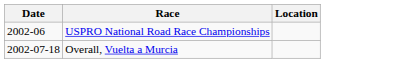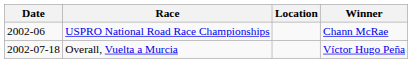+ column: (364, 13)
